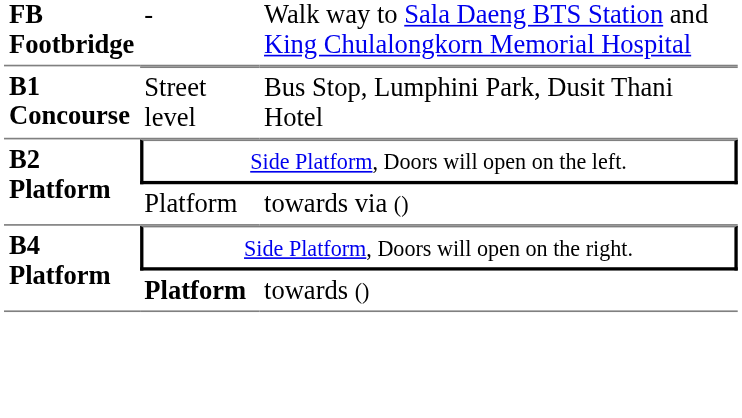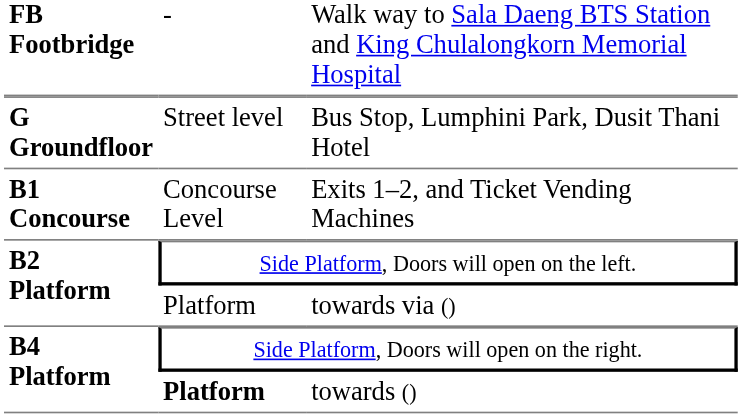(69, 100) B1 Concourse -> (81, 132) G Groundfloor
+ row: (471, 203)
